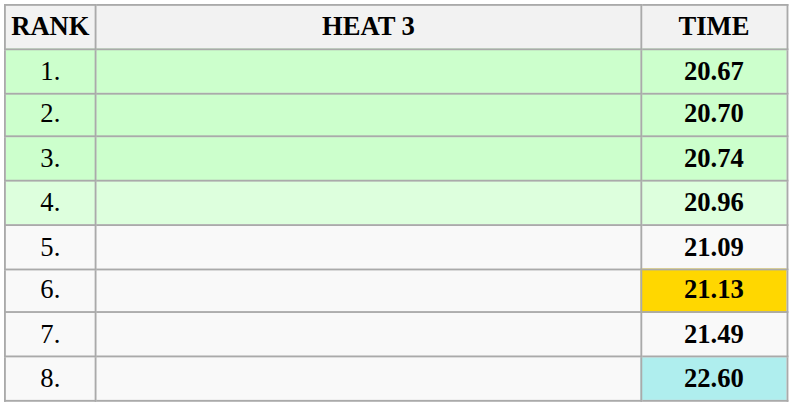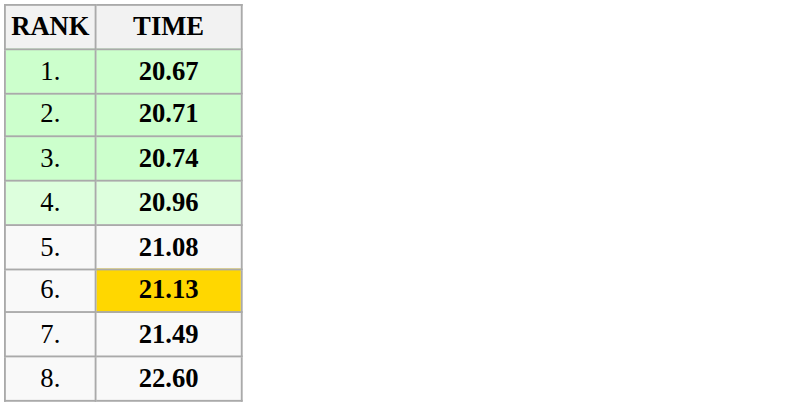- column: (368, 26)
(714, 114) 20.70 -> (169, 114) 20.71
(714, 246) 21.09 -> (169, 246) 21.08
(714, 378) paleturquoise background -> (169, 378) no background
